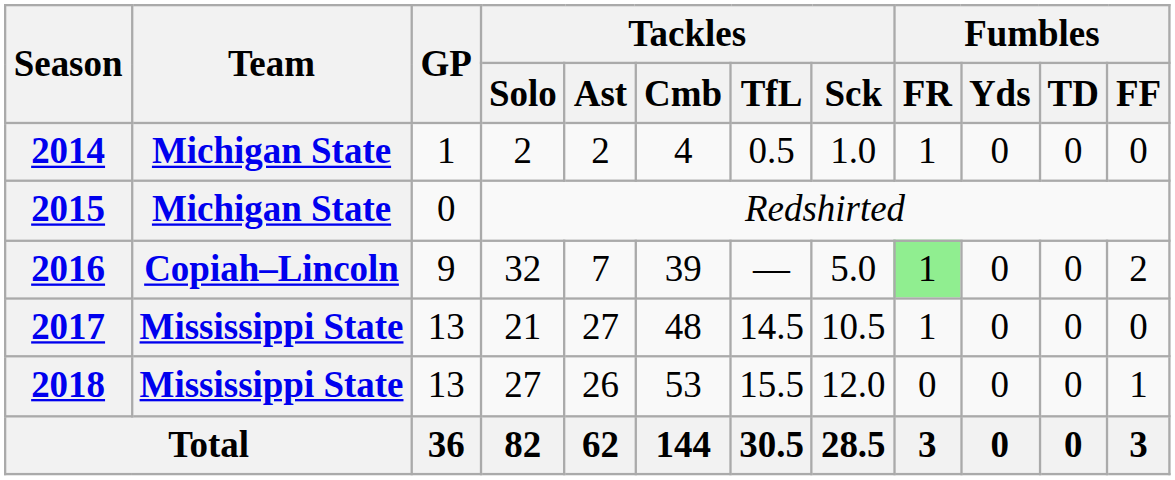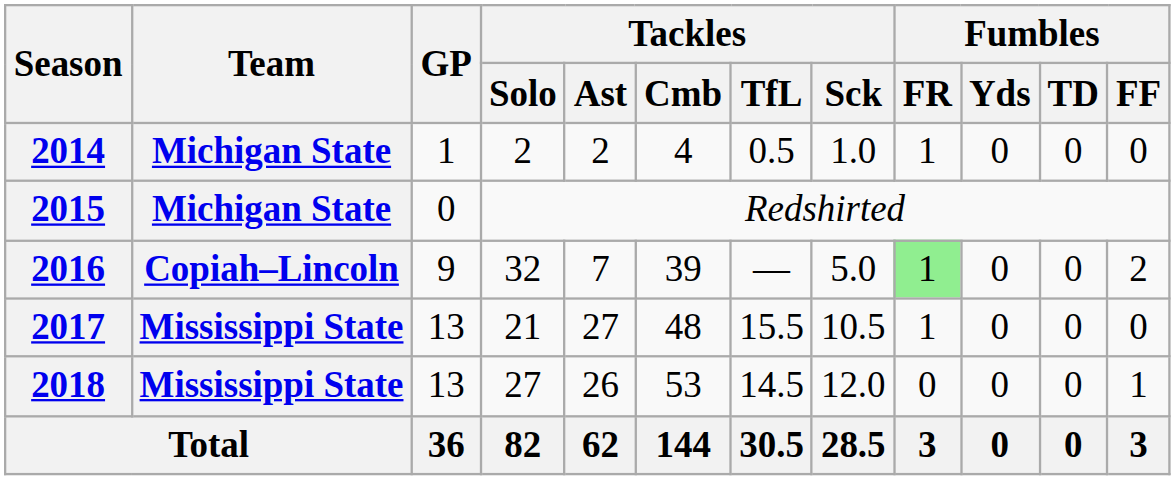(772, 326) 14.5 -> (772, 326) 15.5
(772, 385) 15.5 -> (772, 385) 14.5
